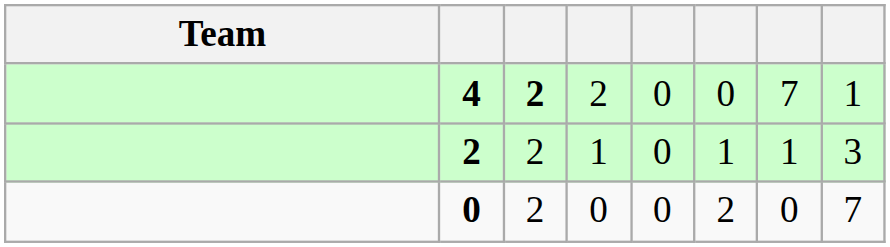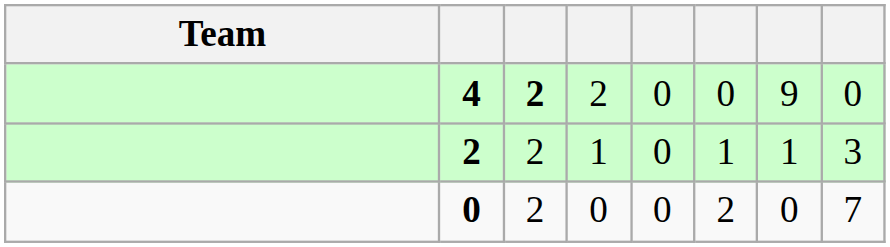(789, 92) 7 -> (789, 92) 9
(853, 92) 1 -> (853, 92) 0
